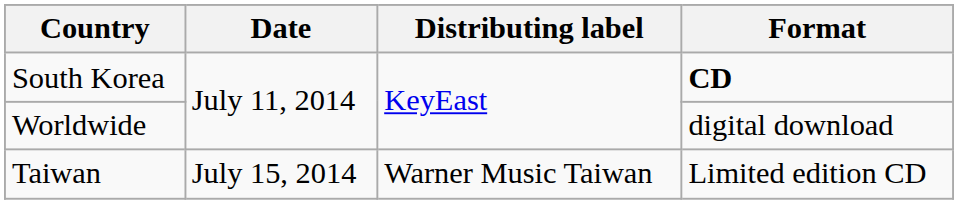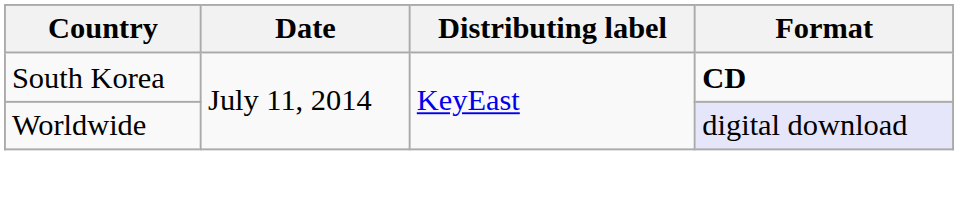(791, 125) no background -> (805, 125) lavender background
- row: (56, 173)
